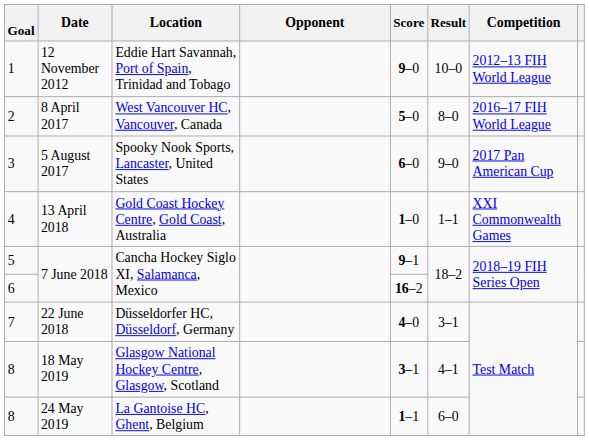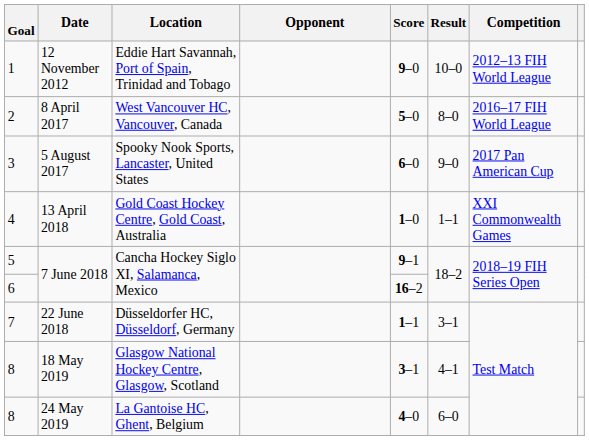(409, 322) 4–0 -> (409, 322) 1–1
(409, 416) 1–1 -> (409, 416) 4–0
